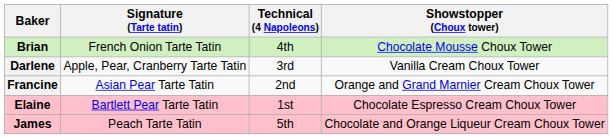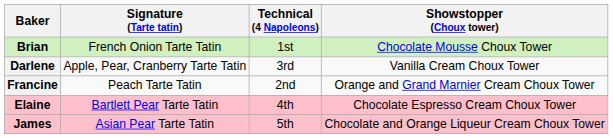(285, 47) 4th -> (285, 47) 1st
(155, 85) Asian Pear Tarte Tatin -> (155, 85) Peach Tarte Tatin
(285, 104) 1st -> (285, 104) 4th
(155, 124) Peach Tarte Tatin -> (155, 124) Asian Pear Tarte Tatin
